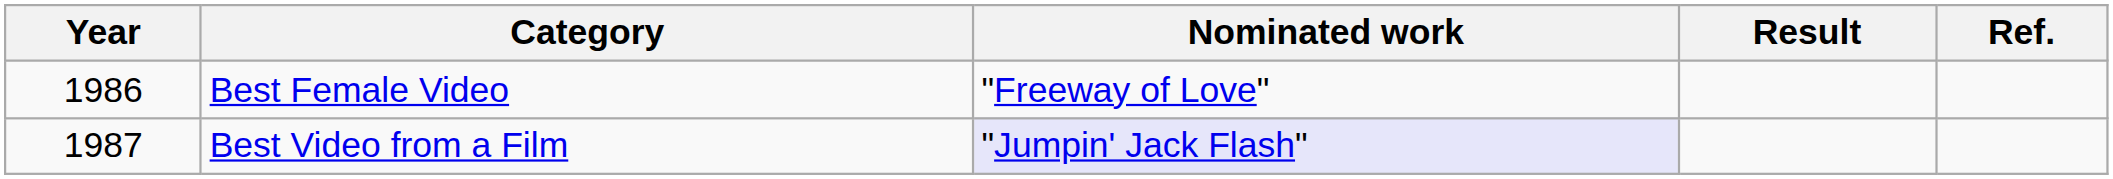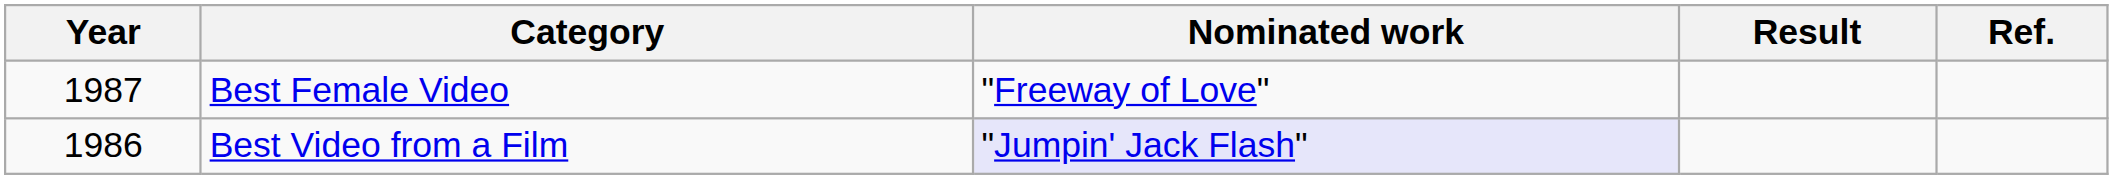(103, 88) 1986 -> (103, 88) 1987
(103, 145) 1987 -> (103, 145) 1986
